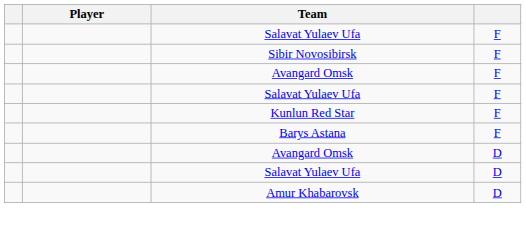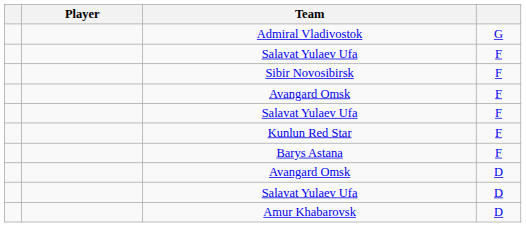+ row: (310, 34)
